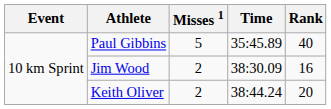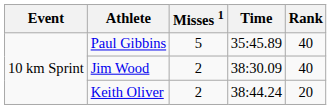(306, 68) 16 -> (306, 68) 40
